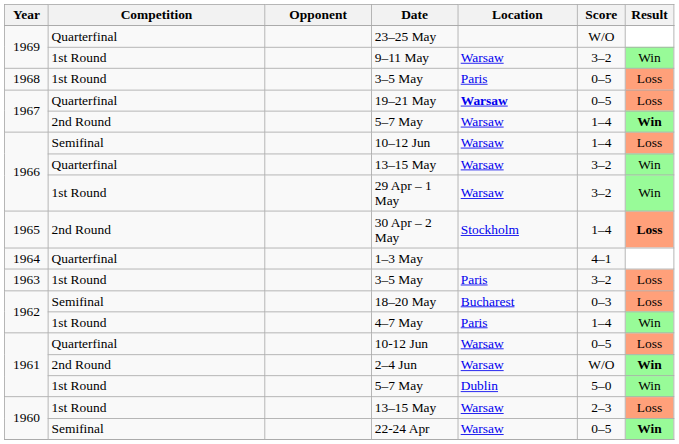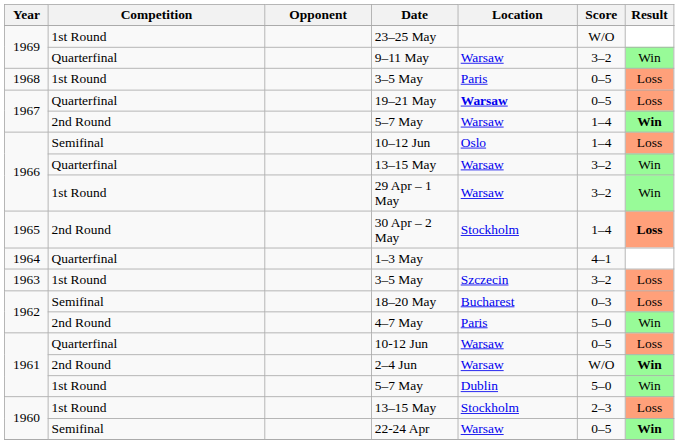(84, 36) Quarterfinal -> (79, 36) 1st Round
(79, 57) 1st Round -> (84, 57) Quarterfinal
(482, 143) Warsaw -> (473, 143) Oslo
(474, 279) Paris -> (485, 279) Szczecin
(79, 322) 1st Round -> (81, 322) 2nd Round
(601, 322) 1–4 -> (601, 322) 5–0
(482, 407) Warsaw -> (490, 407) Stockholm
